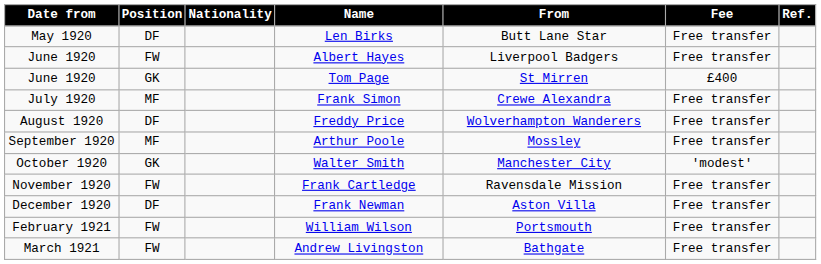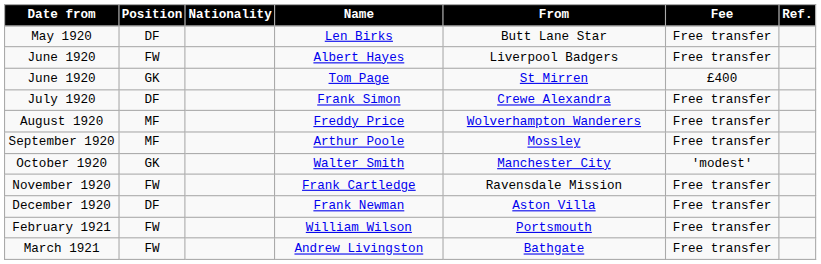(152, 100) MF -> (152, 100) DF
(152, 121) DF -> (152, 121) MF
